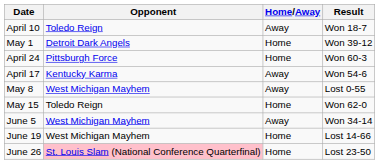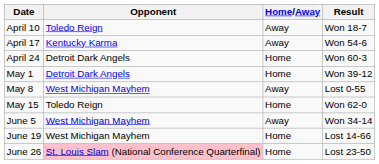rows swapped: (23, 74) <-> (20, 43)
(82, 58) Pittsburgh Force -> (88, 58) Detroit Dark Angels
